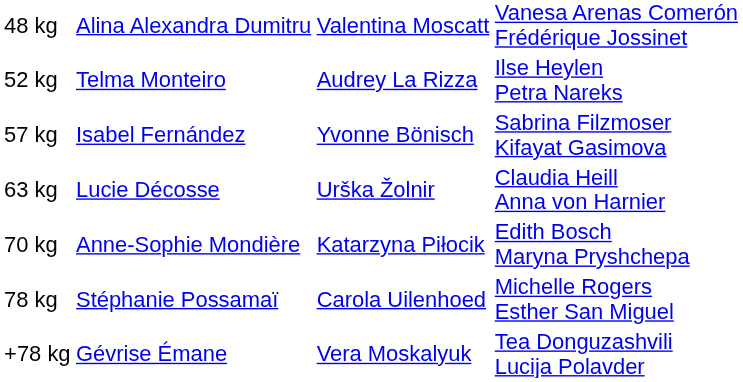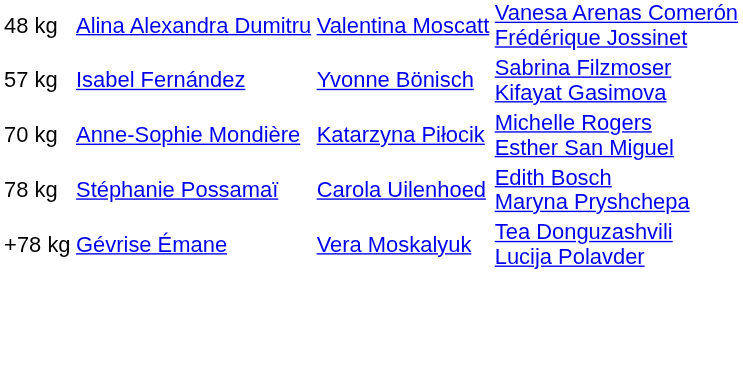- row: (31, 80)
- row: (31, 189)
(592, 244) Edith Bosch Maryna Pryshchepa -> (584, 135) Michelle Rogers Esther San Miguel
(584, 299) Michelle Rogers Esther San Miguel -> (592, 189) Edith Bosch Maryna Pryshchepa
